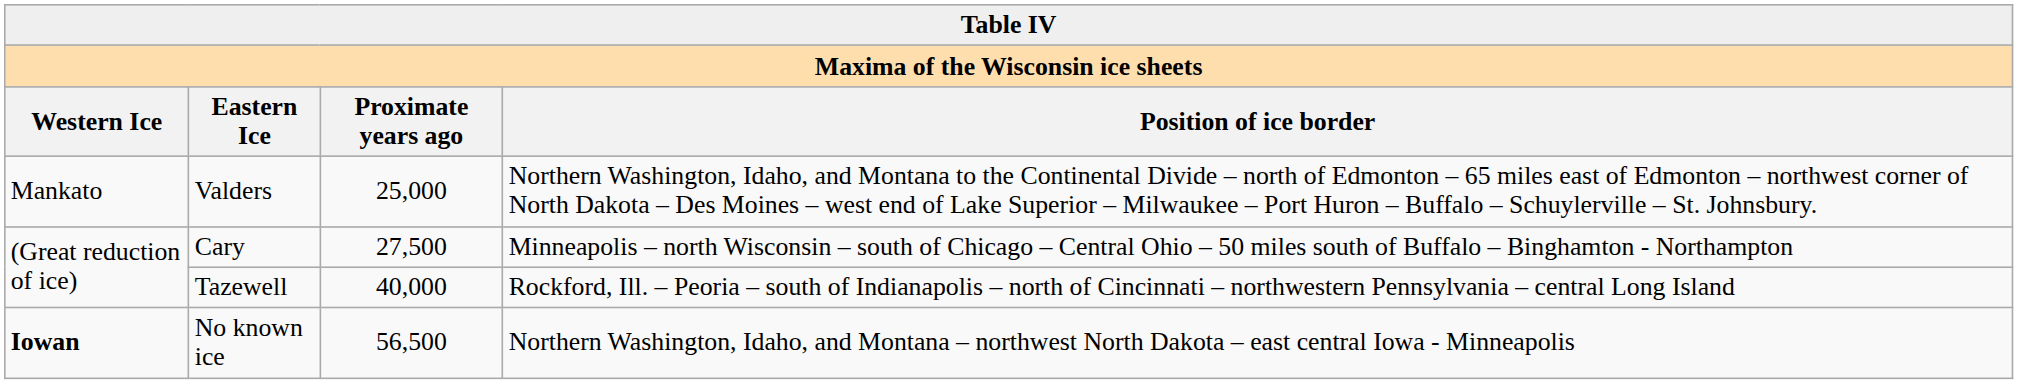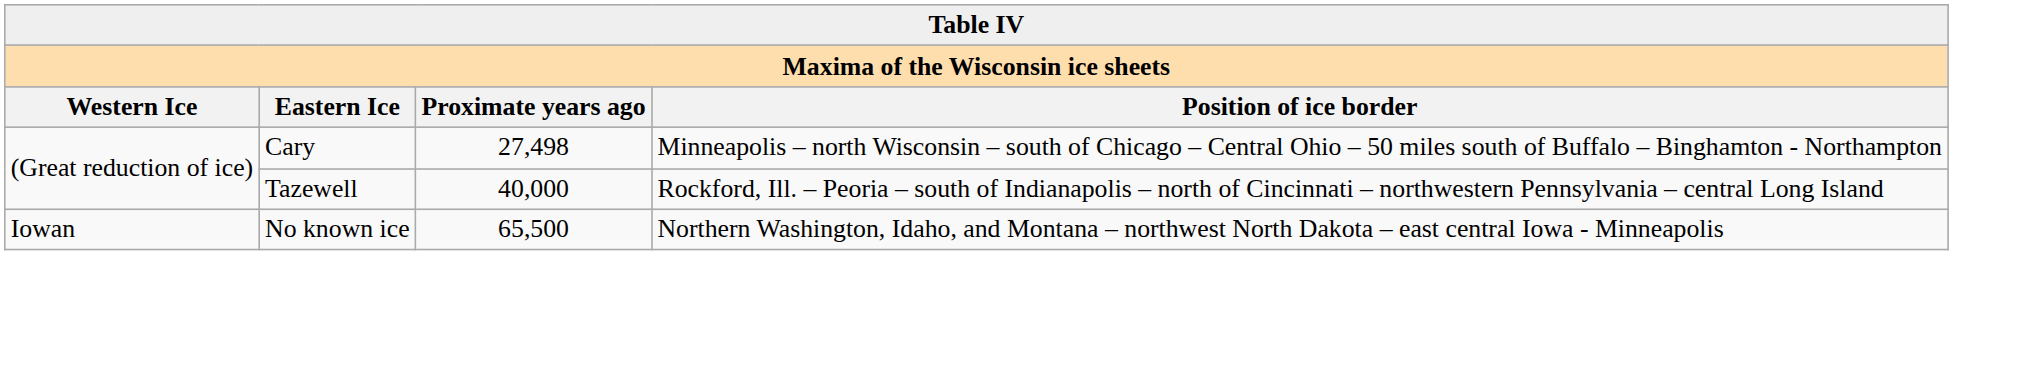- row: (233, 190)
(411, 246) 27,500 -> (534, 147) 27,498
(45, 342) bold -> (43, 229) normal
(411, 342) 56,500 -> (534, 229) 65,500
